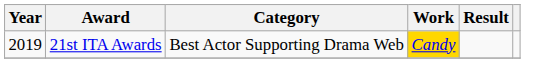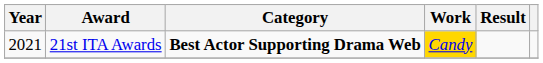(25, 44) 2019 -> (25, 44) 2021
(287, 44) normal -> (295, 44) bold
